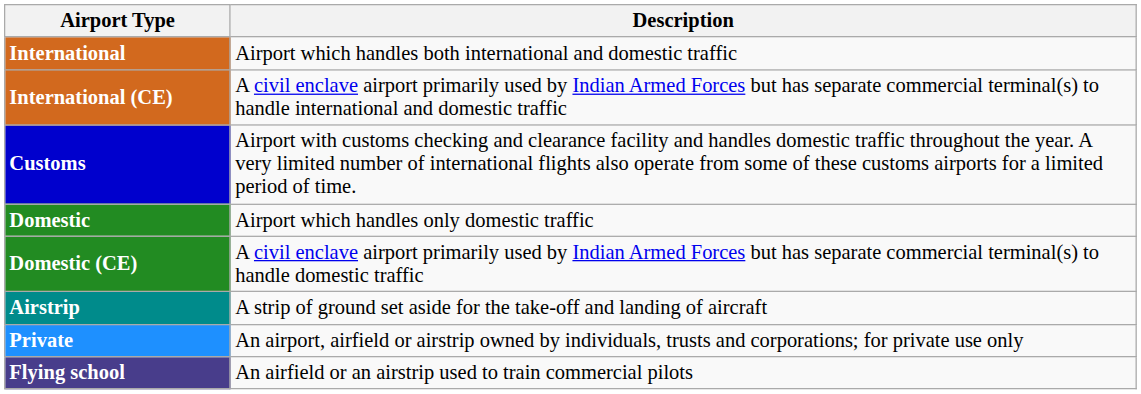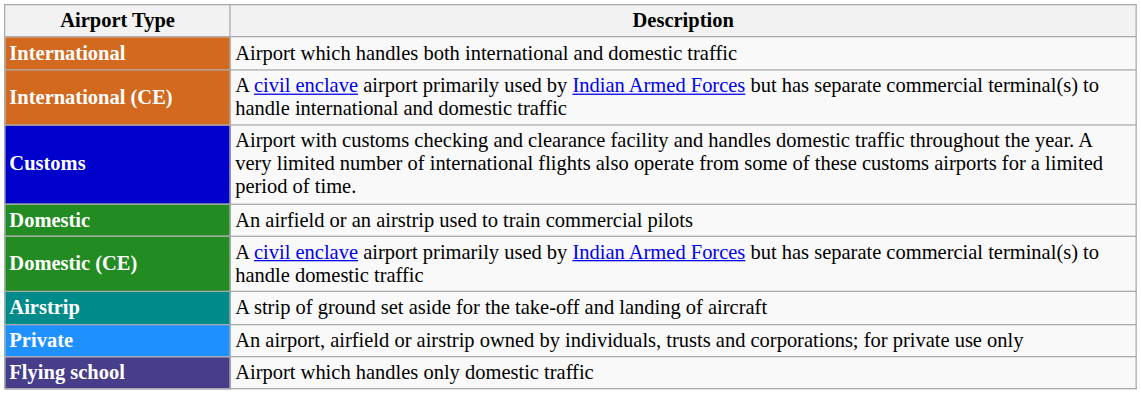(414, 219) Airport which handles only domestic traffic -> (464, 219) An airfield or an airstrip used to train commercial pilots
(464, 372) An airfield or an airstrip used to train commercial pilots -> (414, 372) Airport which handles only domestic traffic
